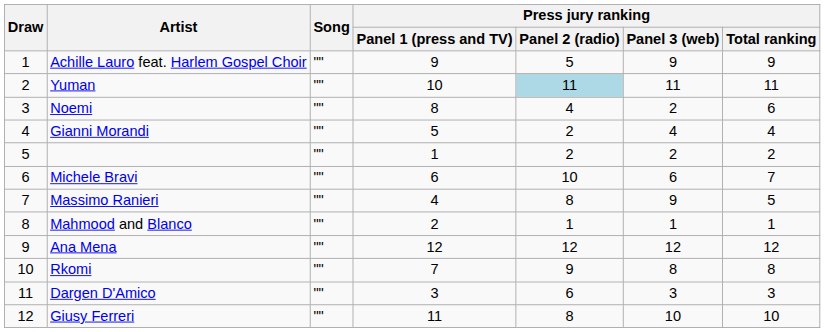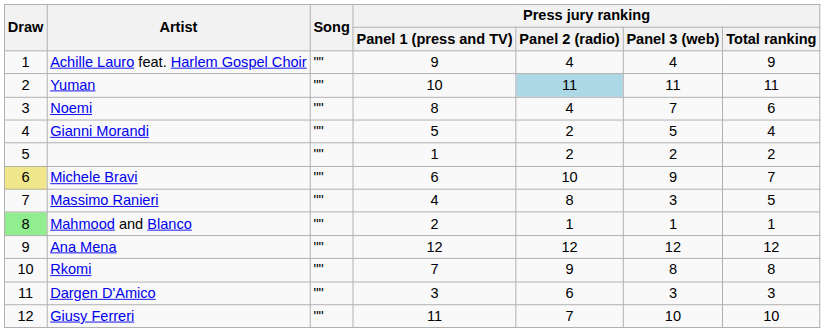(570, 62) 5 -> (570, 62) 4
(673, 62) 9 -> (673, 62) 4
(673, 108) 2 -> (673, 108) 7
(673, 131) 4 -> (673, 131) 5
(26, 177) no background -> (26, 177) khaki background
(673, 177) 6 -> (673, 177) 9
(673, 200) 9 -> (673, 200) 3
(26, 223) no background -> (26, 223) lightgreen background
(570, 316) 8 -> (570, 316) 7
